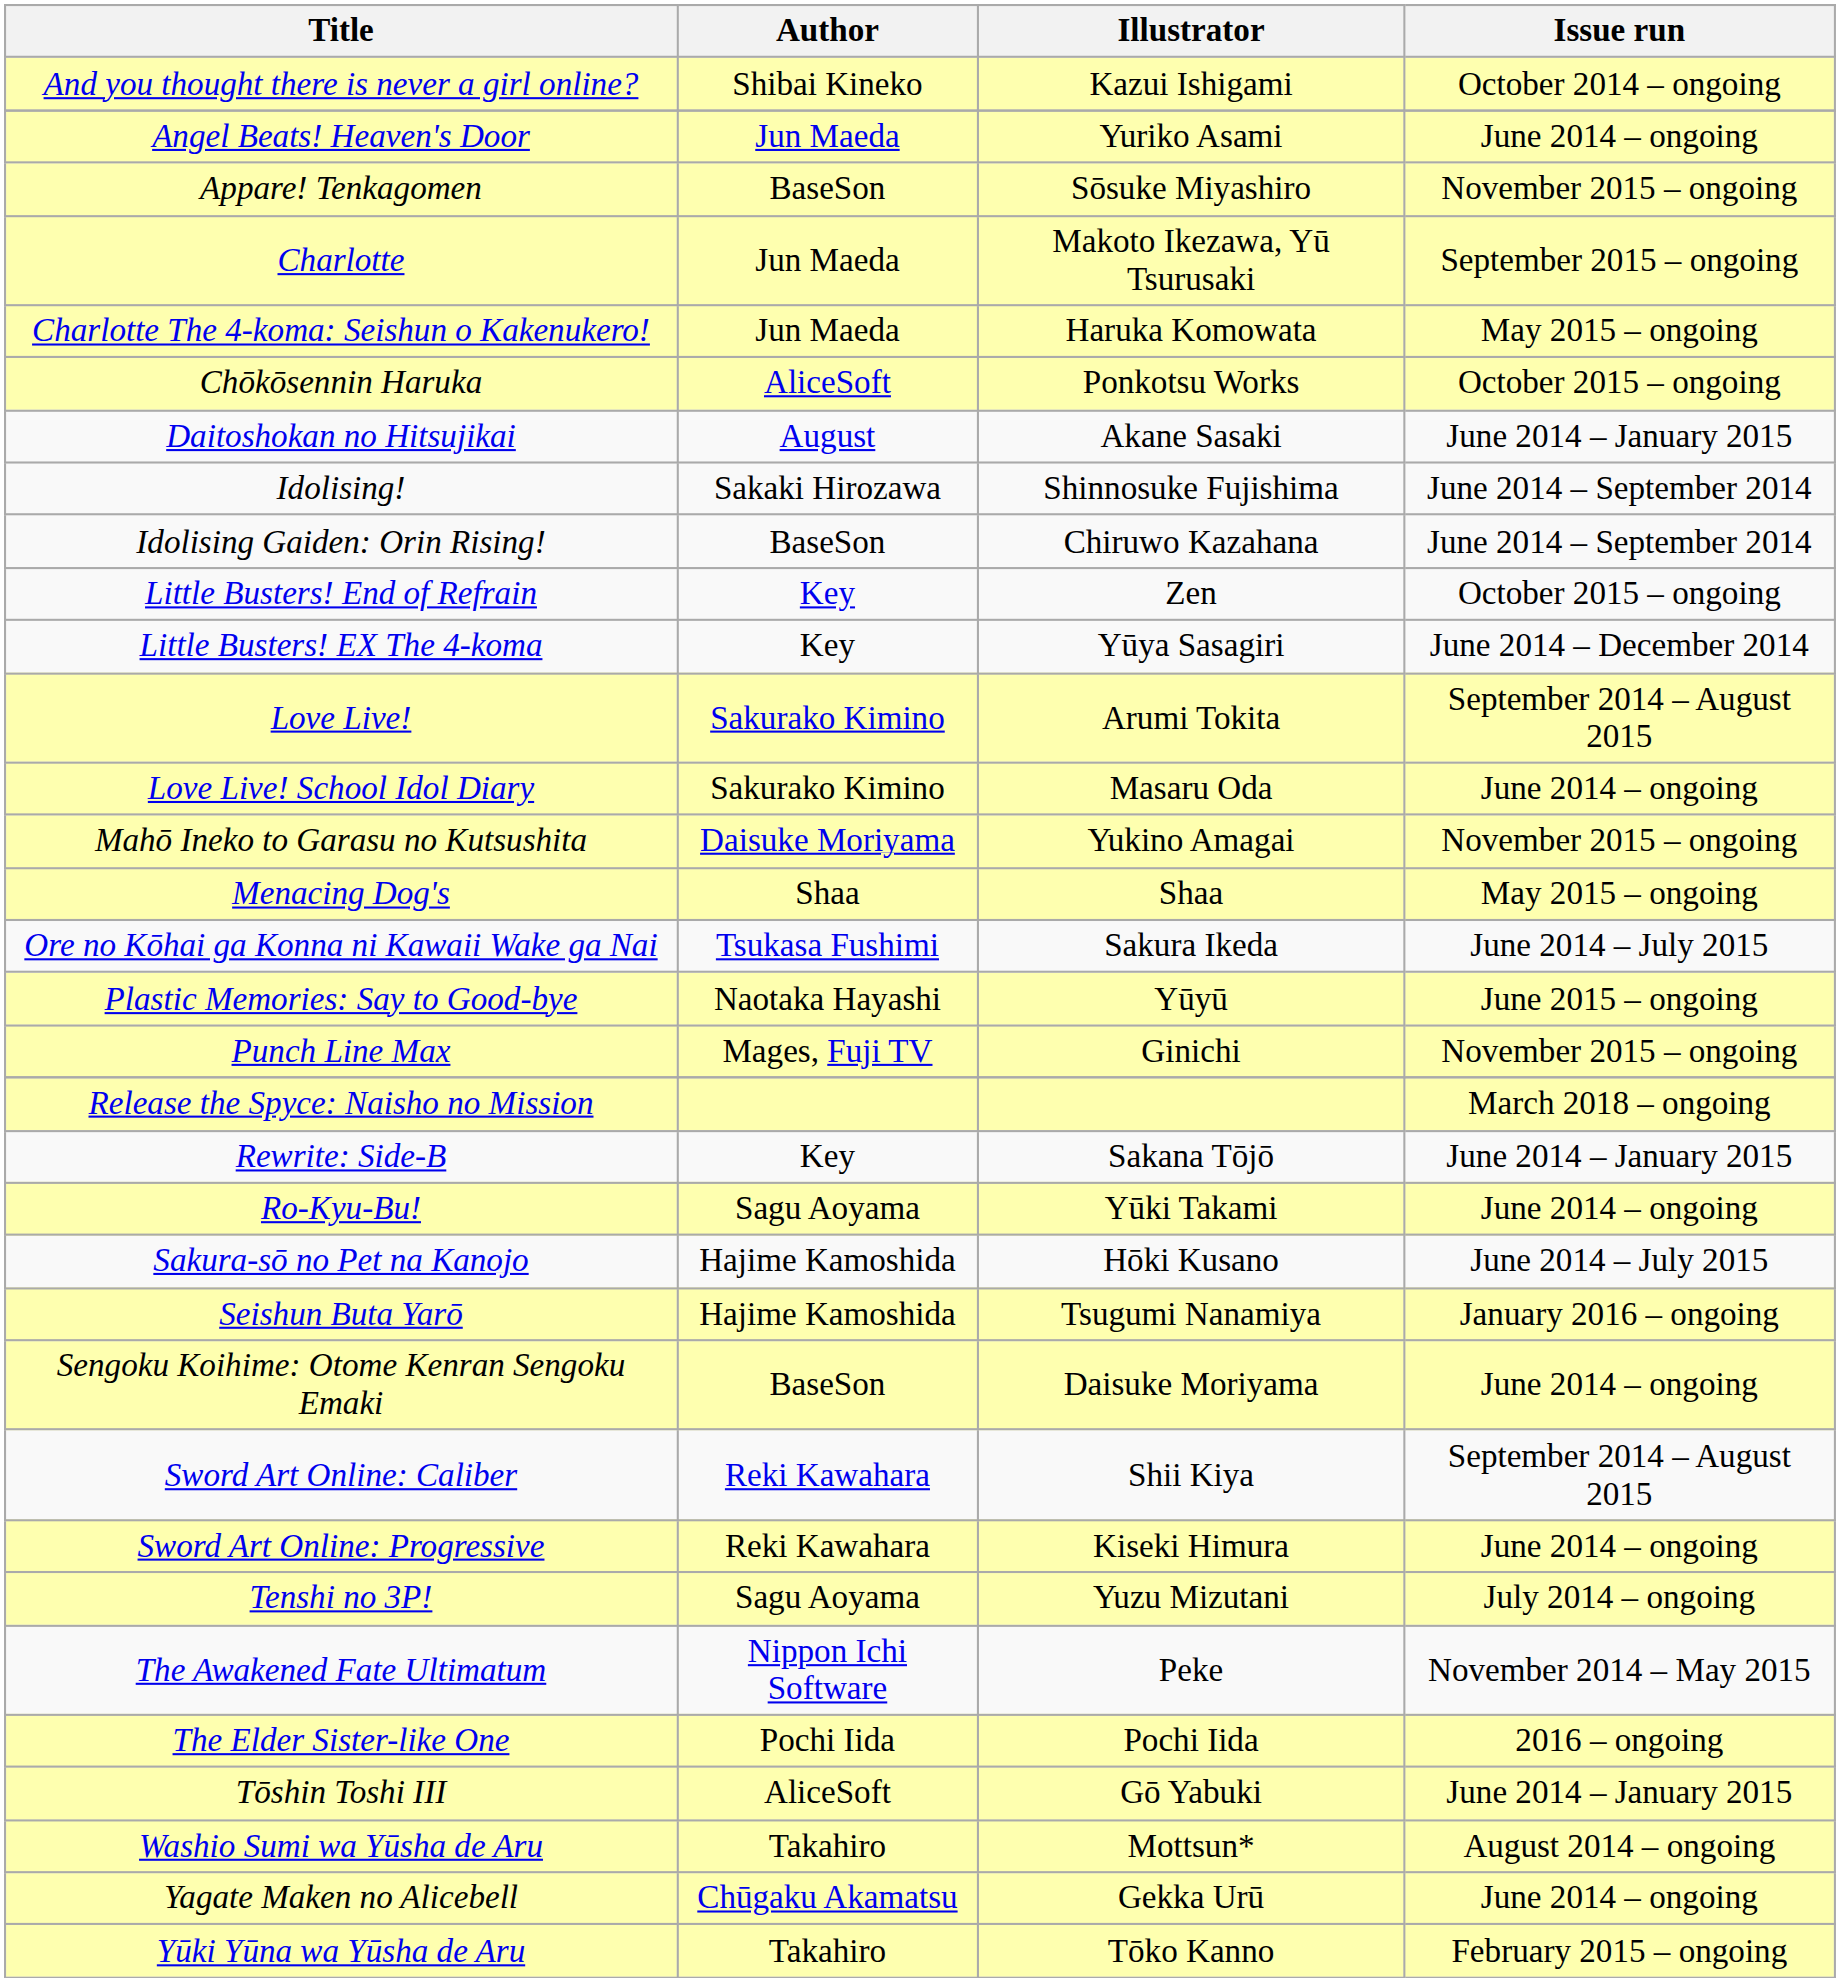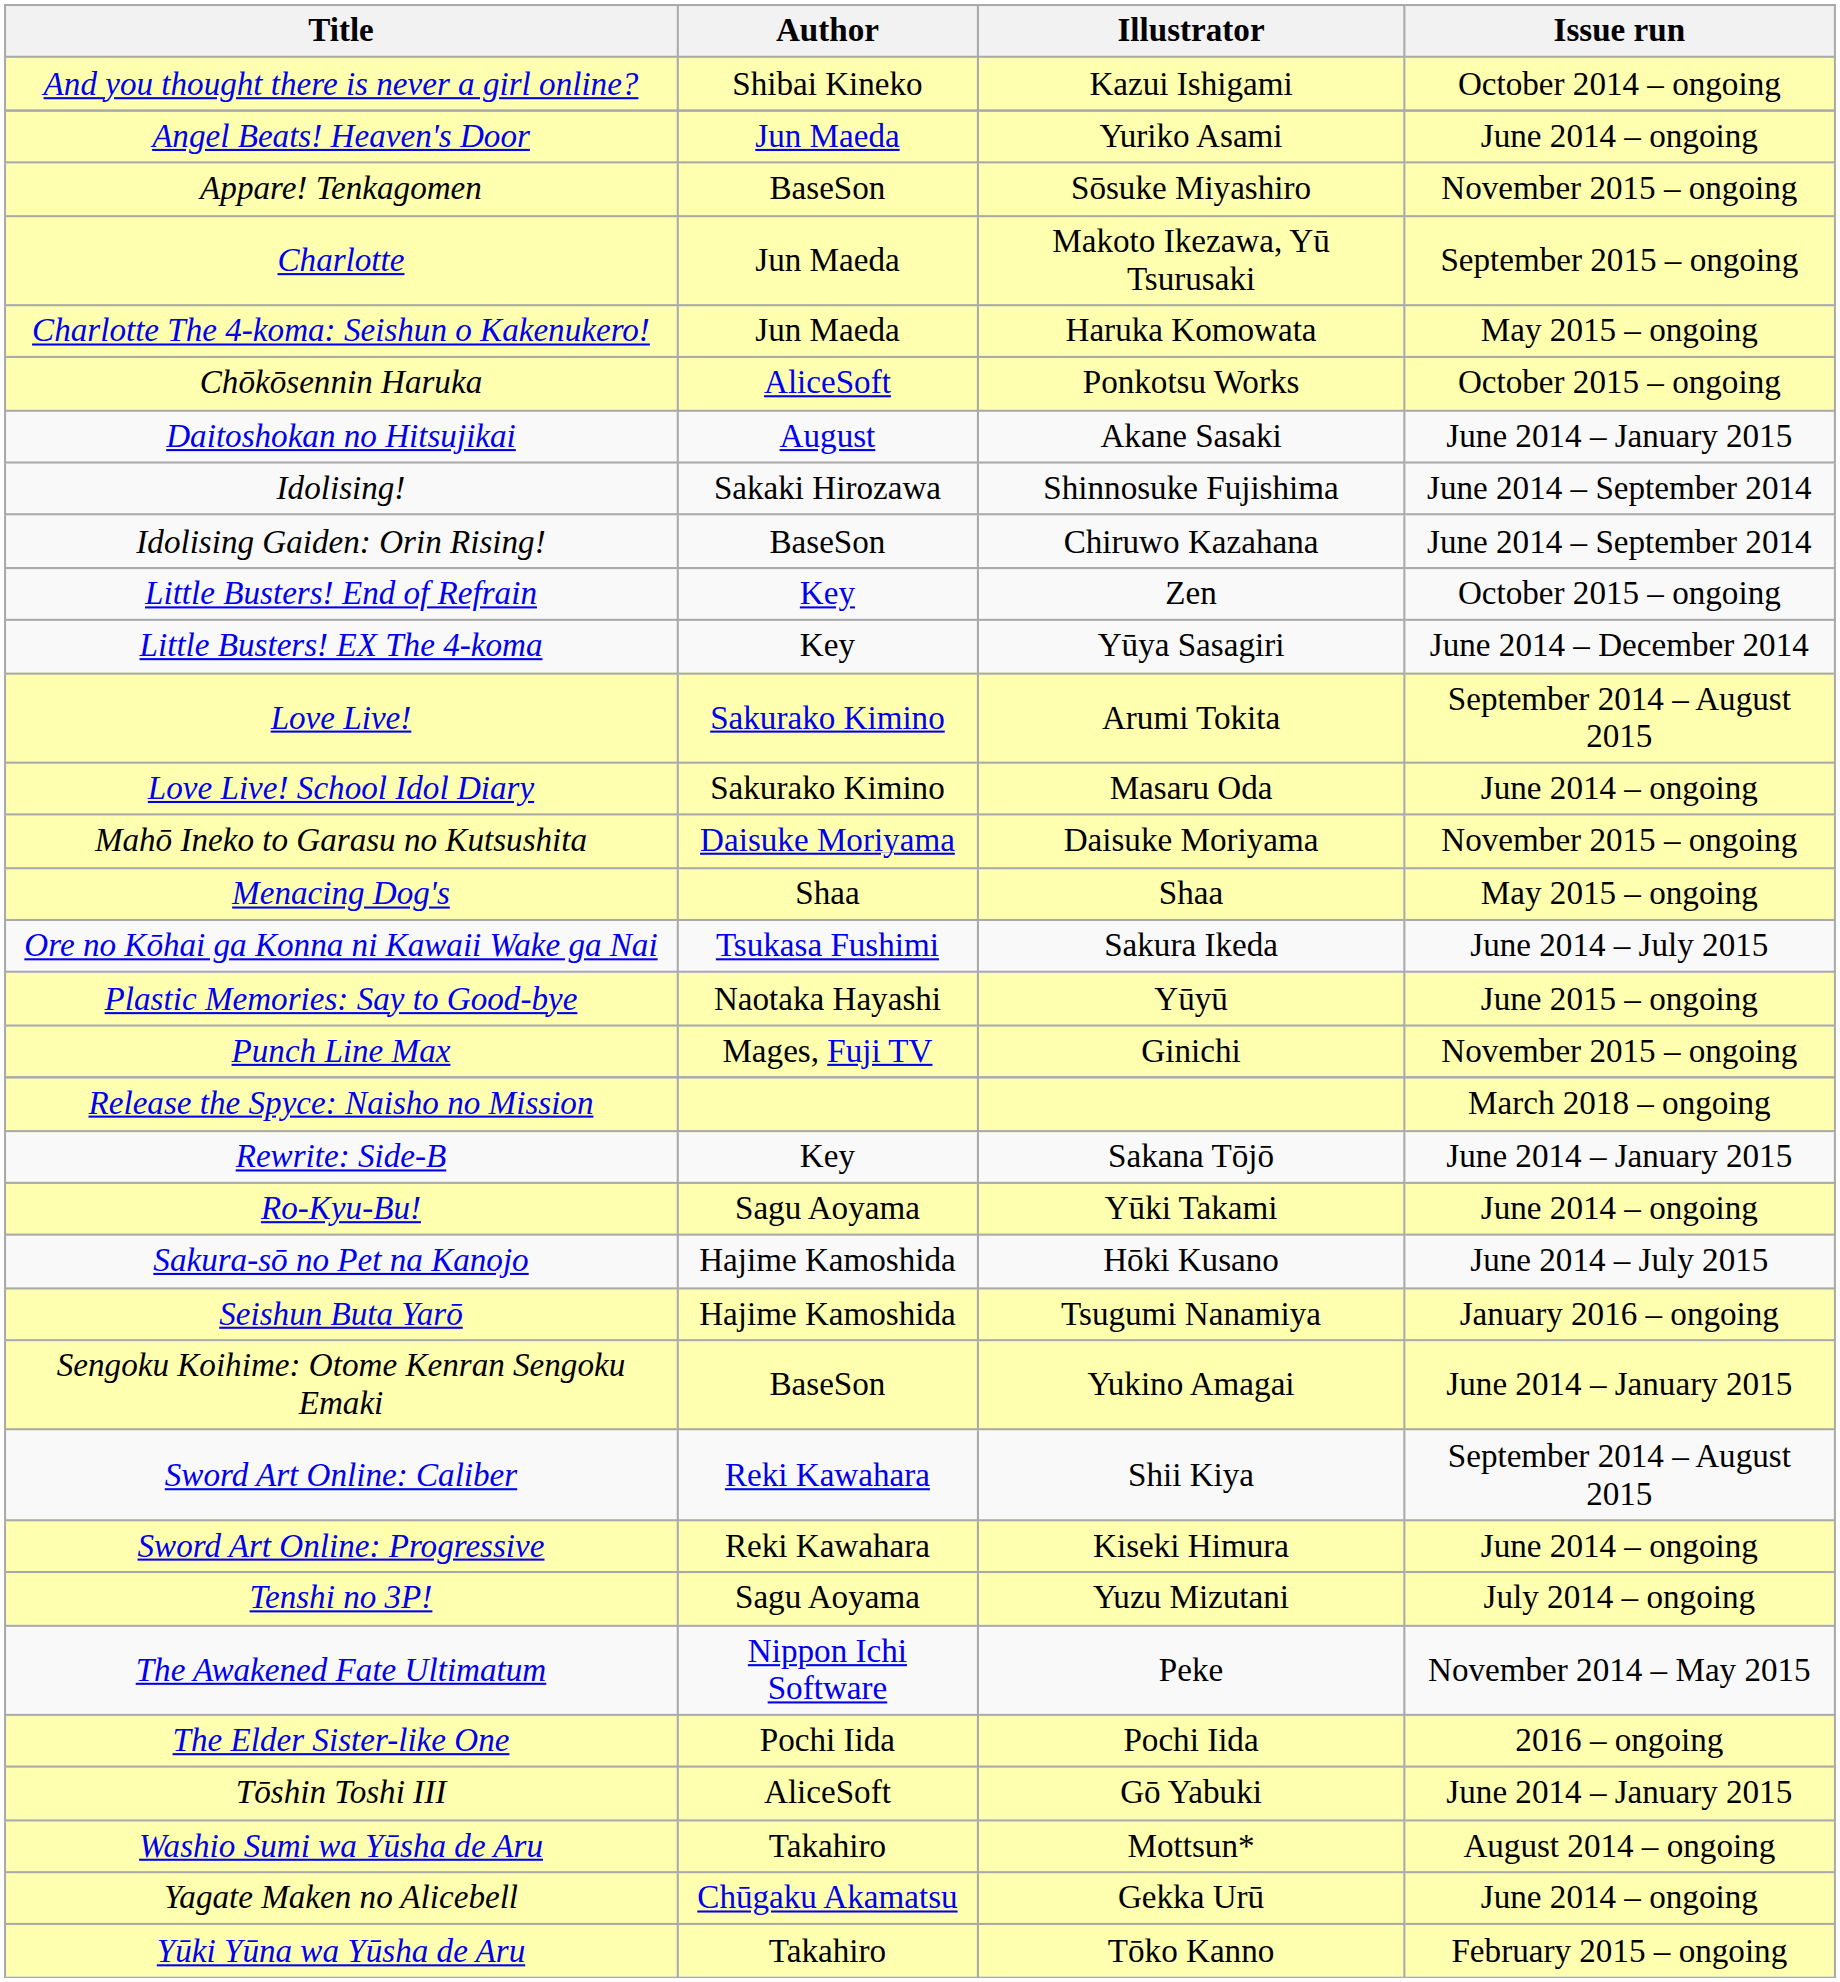(1191, 840) Yukino Amagai -> (1191, 840) Daisuke Moriyama
(1191, 1384) Daisuke Moriyama -> (1191, 1384) Yukino Amagai
(1619, 1384) June 2014 – ongoing -> (1619, 1384) June 2014 – January 2015
